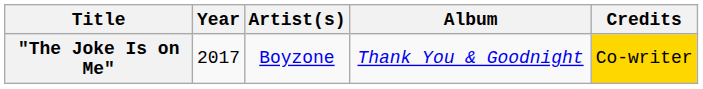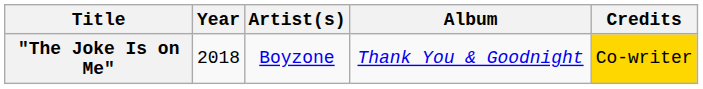(218, 59) 2017 -> (218, 59) 2018
